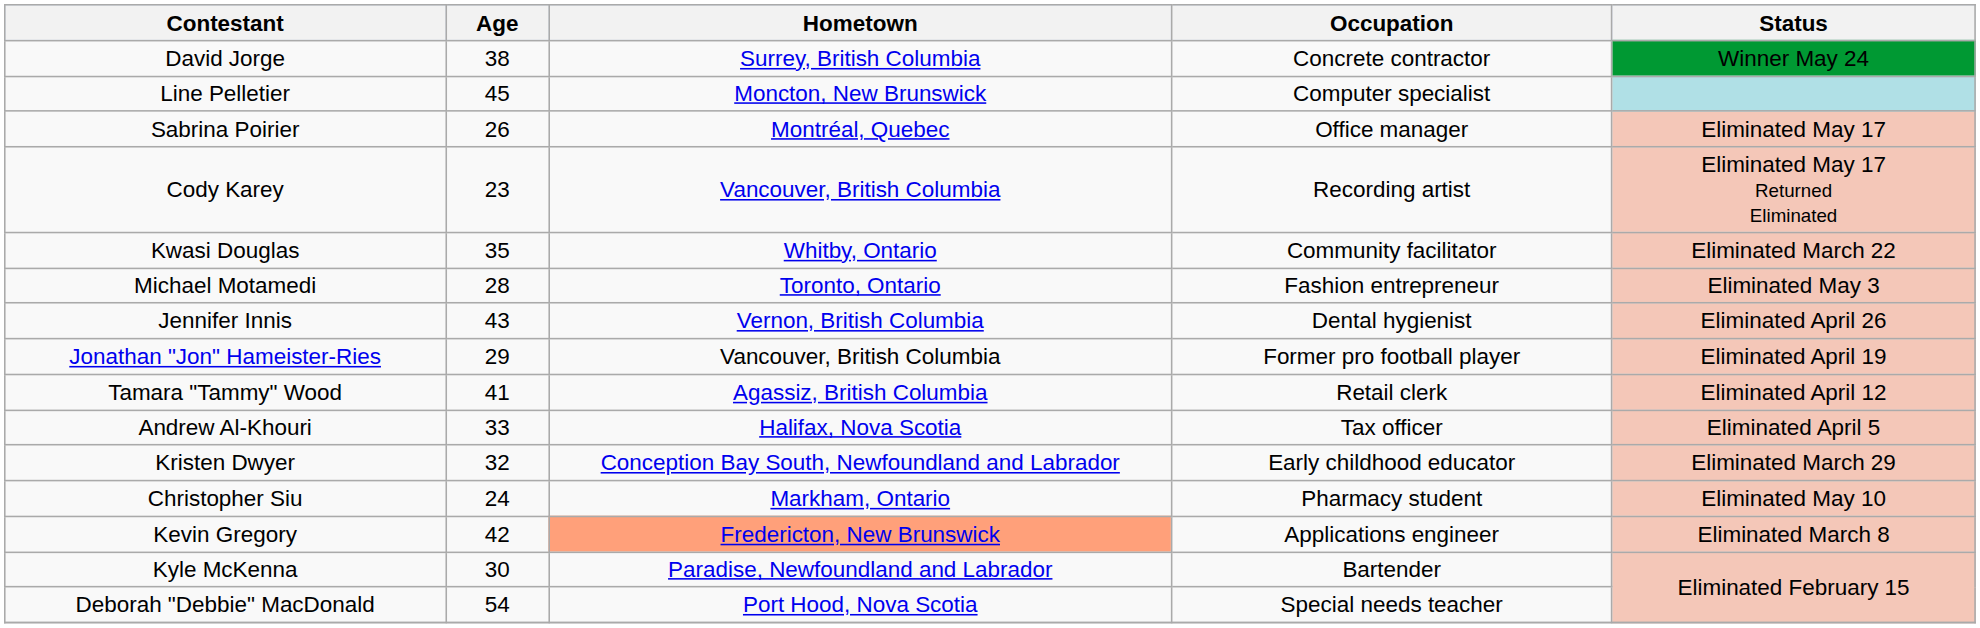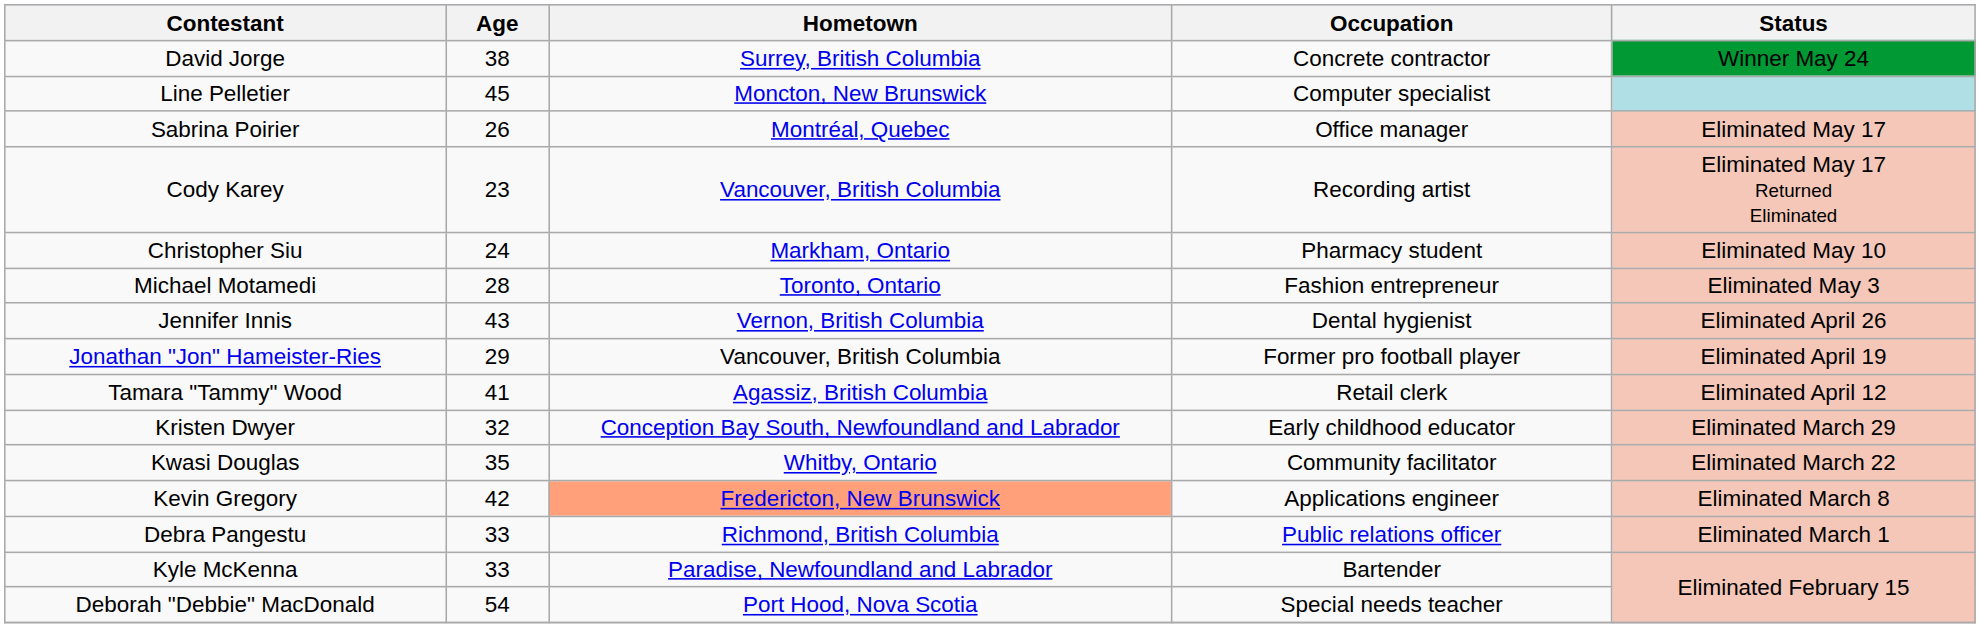rows swapped: (225, 499) <-> (225, 250)
- row: (225, 428)
+ row: (225, 534)
(497, 570) 30 -> (497, 570) 33
